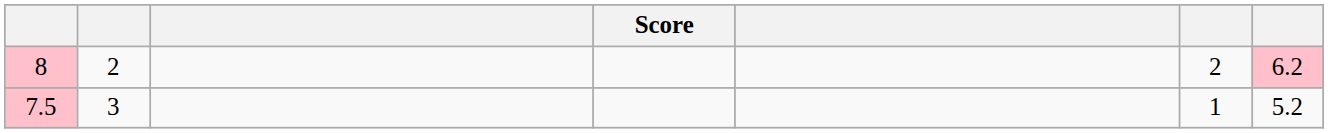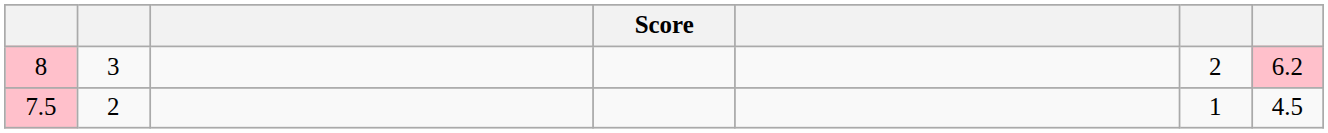(113, 66) 2 -> (113, 66) 3
(113, 107) 3 -> (113, 107) 2
(1287, 107) 5.2 -> (1287, 107) 4.5
